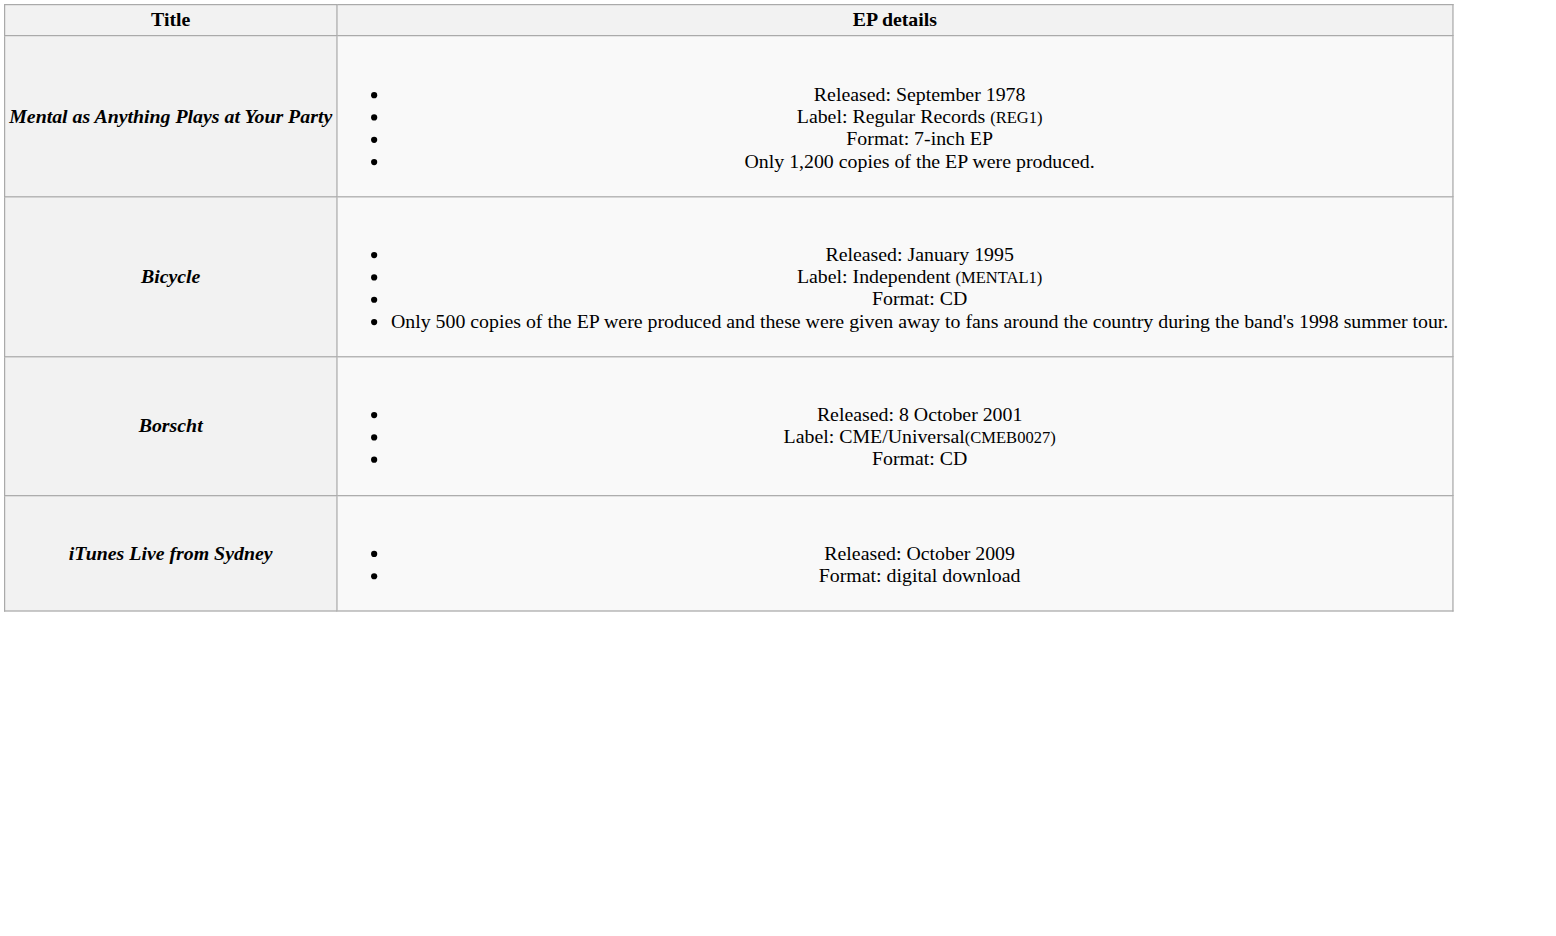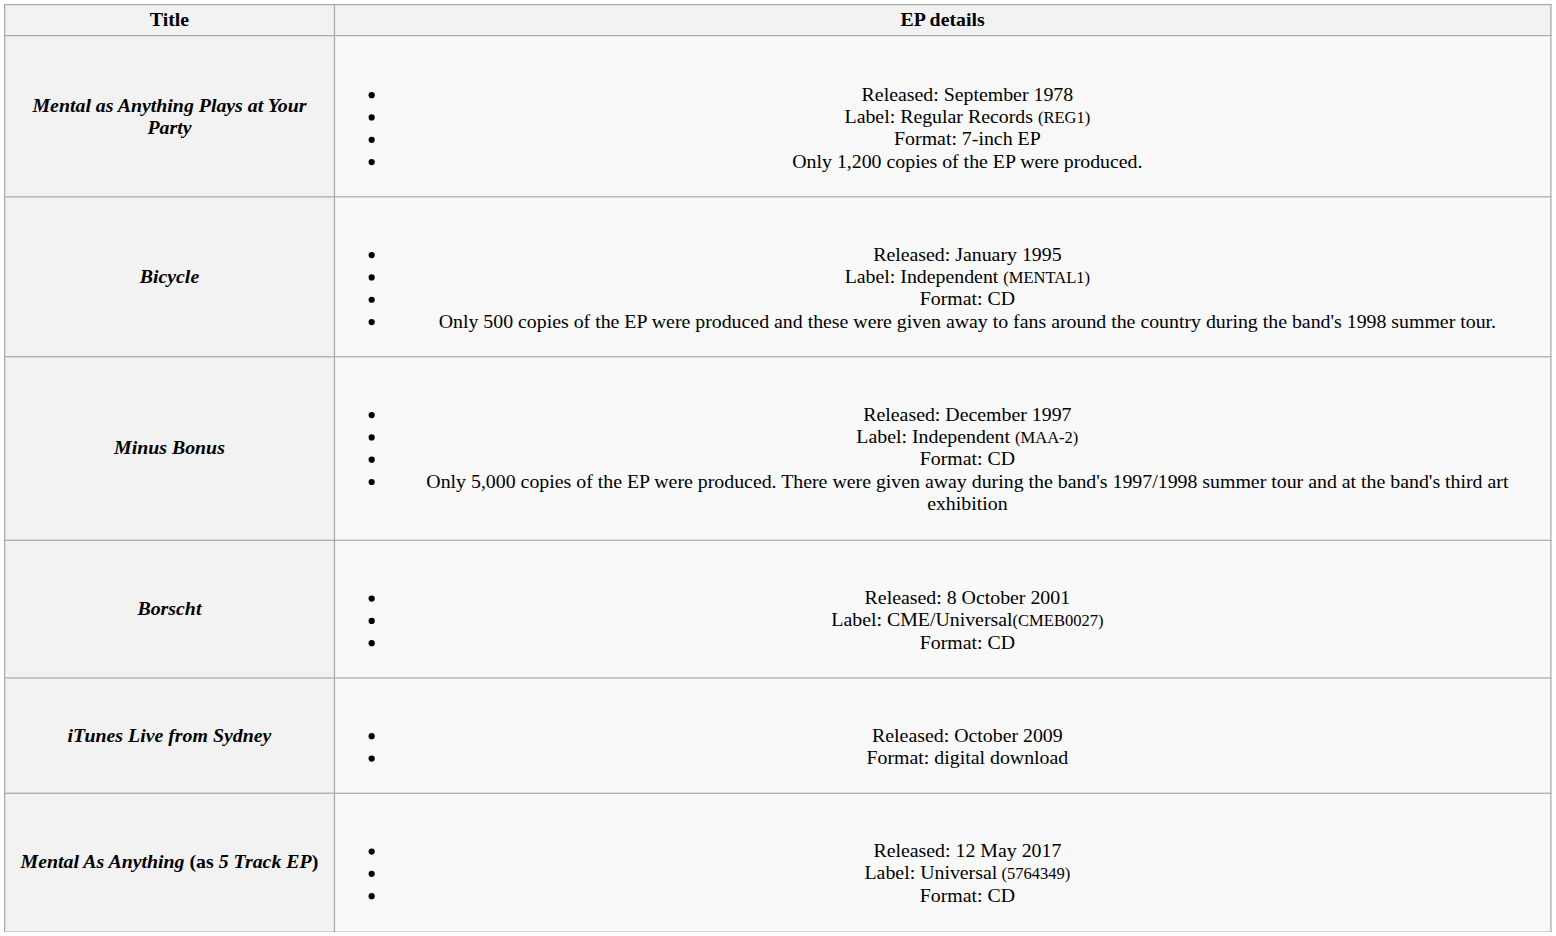+ row: (169, 448)
+ row: (169, 862)
